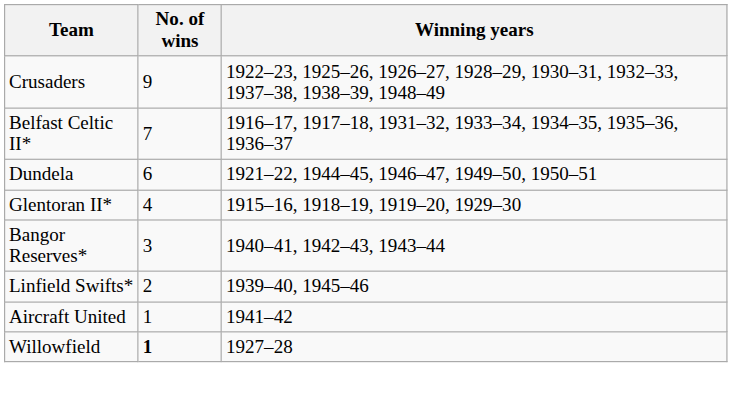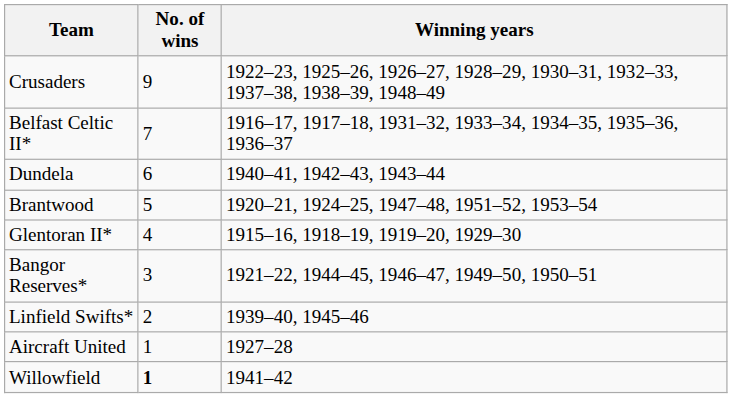(412, 174) 1921–22, 1944–45, 1946–47, 1949–50, 1950–51 -> (336, 174) 1940–41, 1942–43, 1943–44
+ row: (51, 204)
(336, 245) 1940–41, 1942–43, 1943–44 -> (412, 275) 1921–22, 1944–45, 1946–47, 1949–50, 1950–51
(259, 316) 1941–42 -> (259, 346) 1927–28
(259, 346) 1927–28 -> (259, 377) 1941–42
